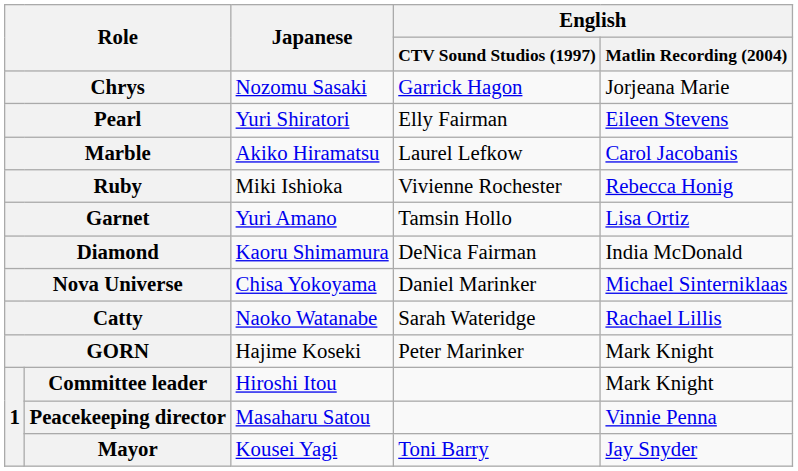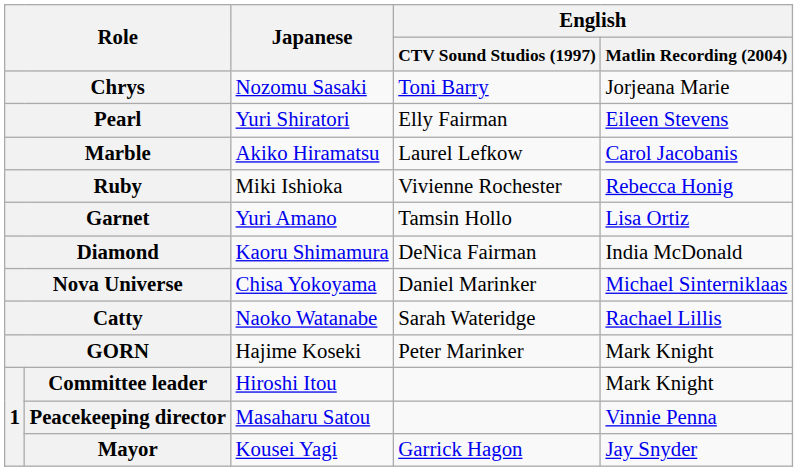(460, 86) Garrick Hagon -> (443, 86) Toni Barry
(443, 449) Toni Barry -> (460, 449) Garrick Hagon
